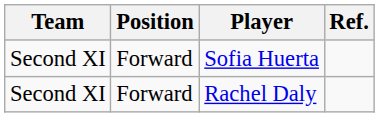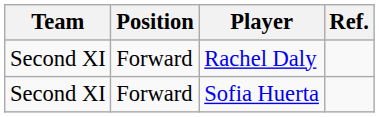rows swapped: (260, 93) <-> (262, 58)
